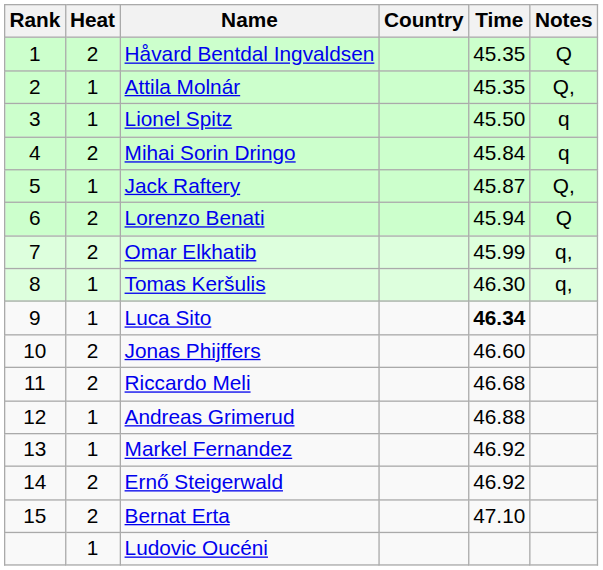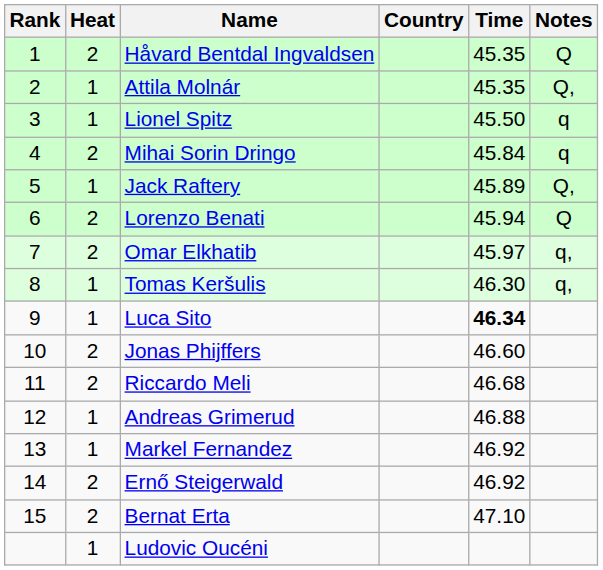(499, 185) 45.87 -> (499, 185) 45.89
(499, 251) 45.99 -> (499, 251) 45.97
